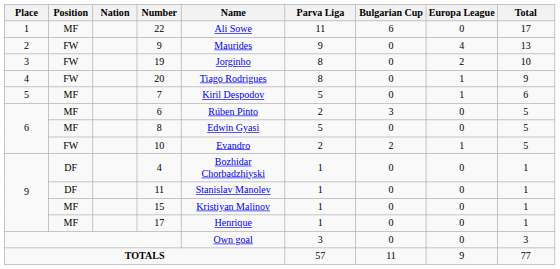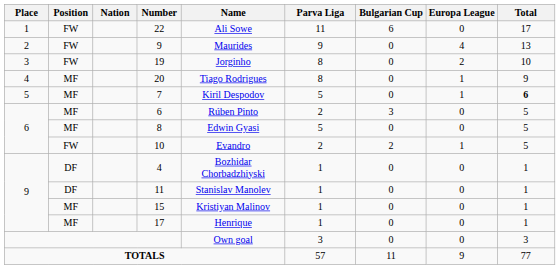(71, 29) MF -> (71, 29) FW
(71, 79) FW -> (71, 79) MF
(526, 95) normal -> (526, 95) bold
